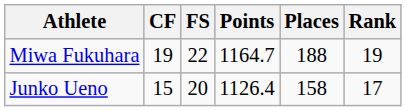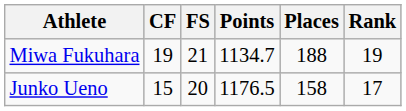(198, 55) 22 -> (198, 55) 21
(247, 55) 1164.7 -> (247, 55) 1134.7
(247, 89) 1126.4 -> (247, 89) 1176.5
